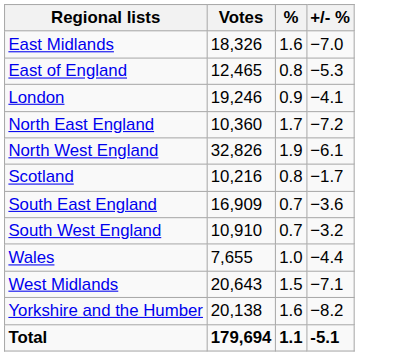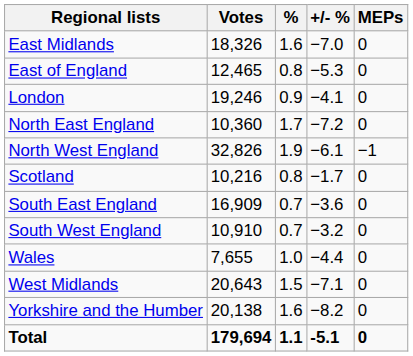+ column: (381, 17)
